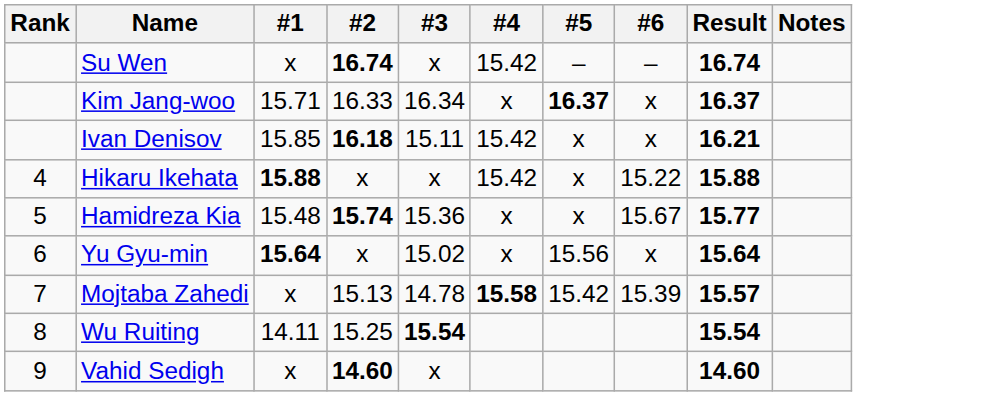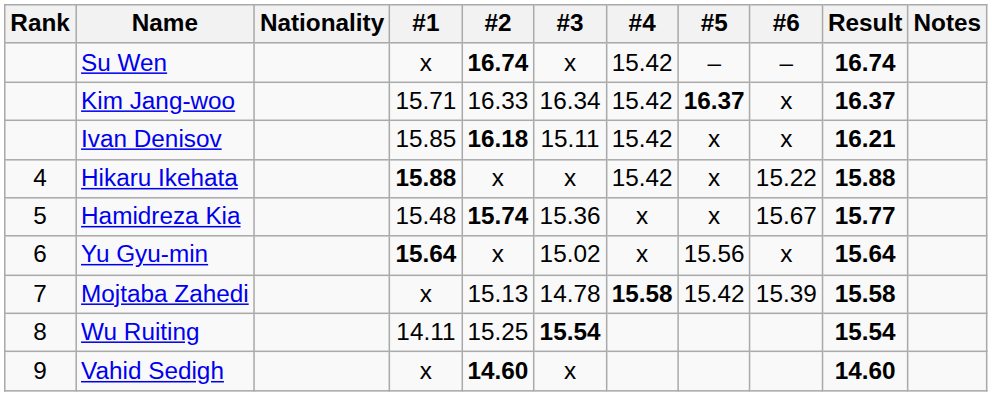+ column: (322, 23)
(507, 100) x -> (642, 100) 15.42
(730, 293) 15.57 -> (865, 293) 15.58
